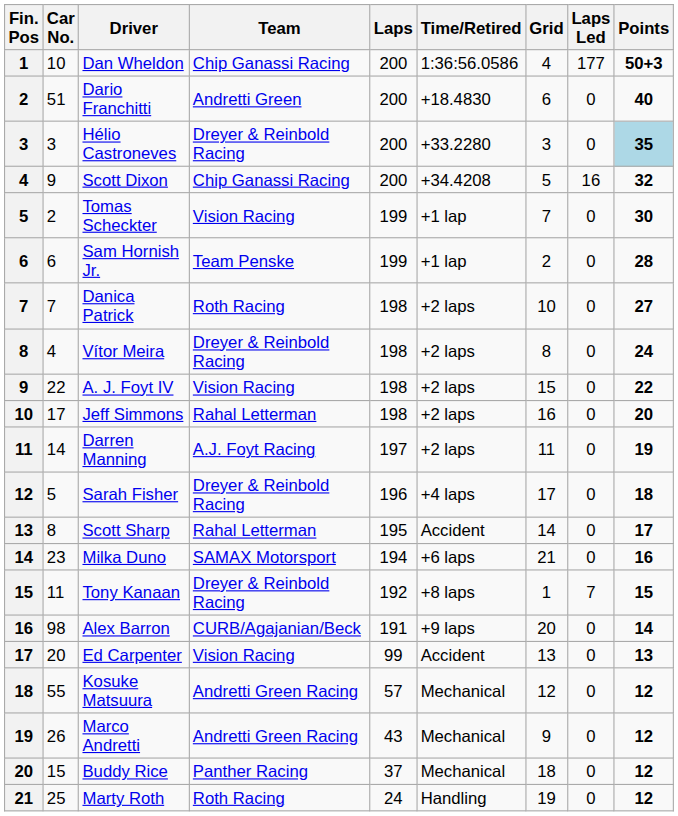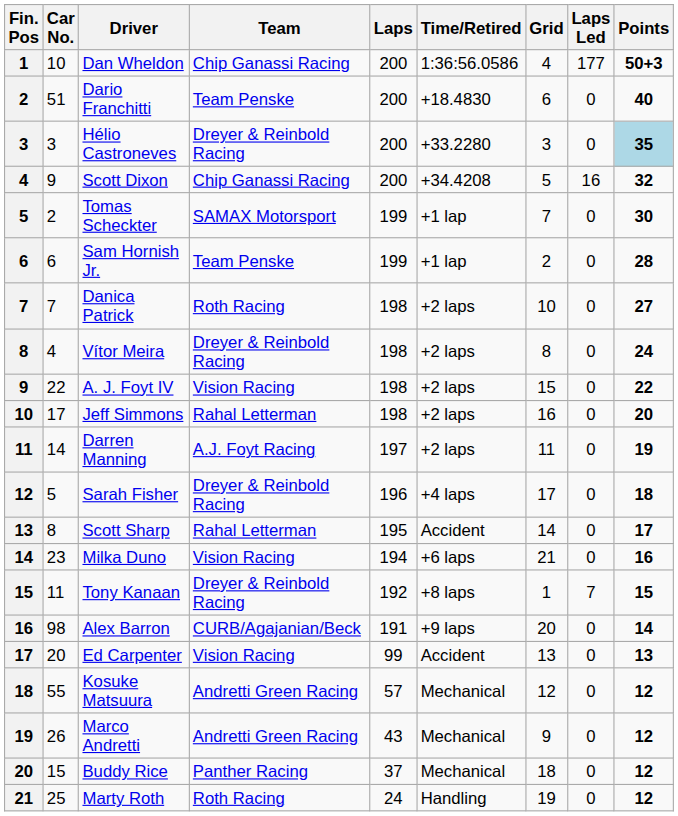(247, 99) Andretti Green -> (243, 99) Team Penske
(244, 216) Vision Racing -> (264, 216) SAMAX Motorsport
(264, 557) SAMAX Motorsport -> (244, 557) Vision Racing
